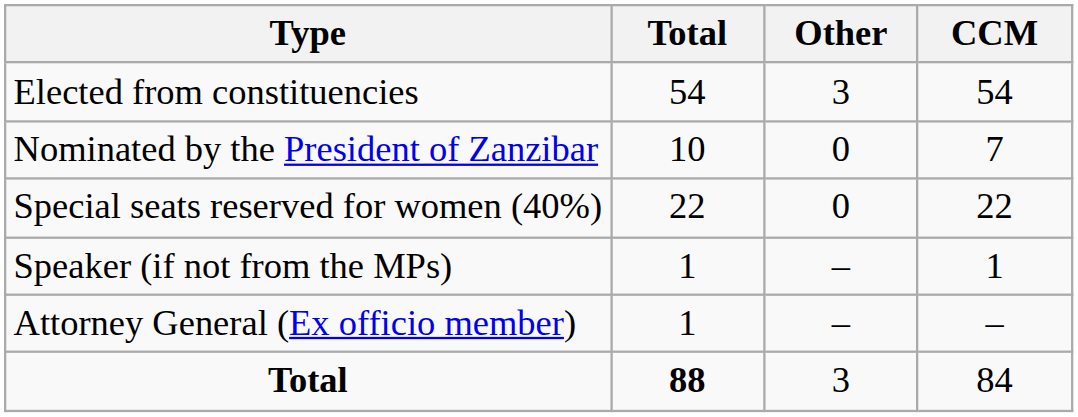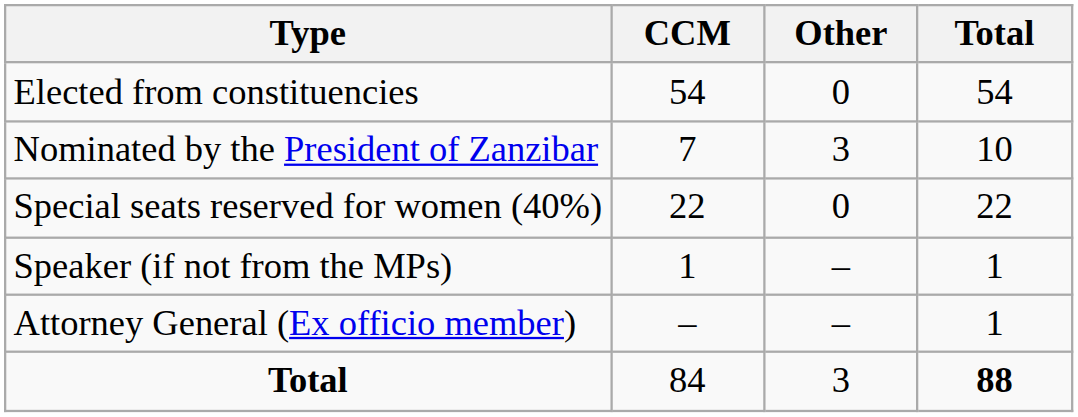columns swapped: (995, 33) <-> (687, 33)
(841, 91) 3 -> (841, 91) 0
(841, 149) 0 -> (841, 149) 3
